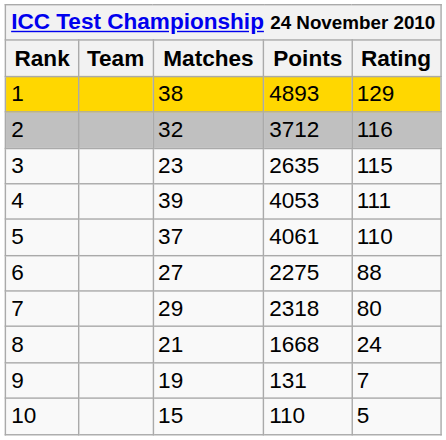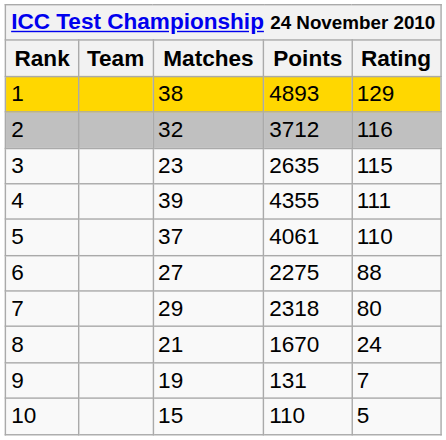(294, 201) 4053 -> (294, 201) 4355
(294, 344) 1668 -> (294, 344) 1670
